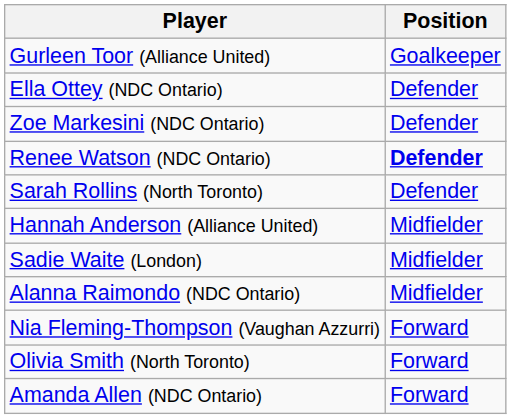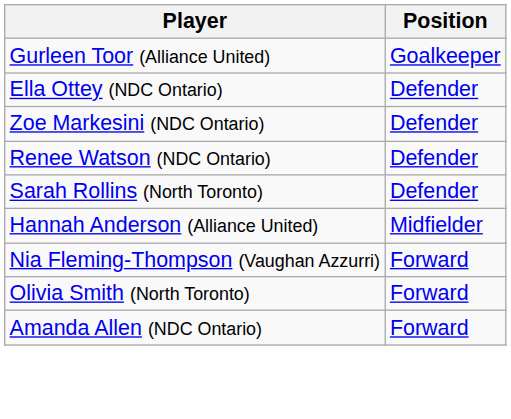(436, 157) bold -> (434, 157) normal
- row: (106, 259)
- row: (155, 293)
